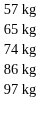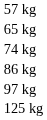+ row: (23, 108)
